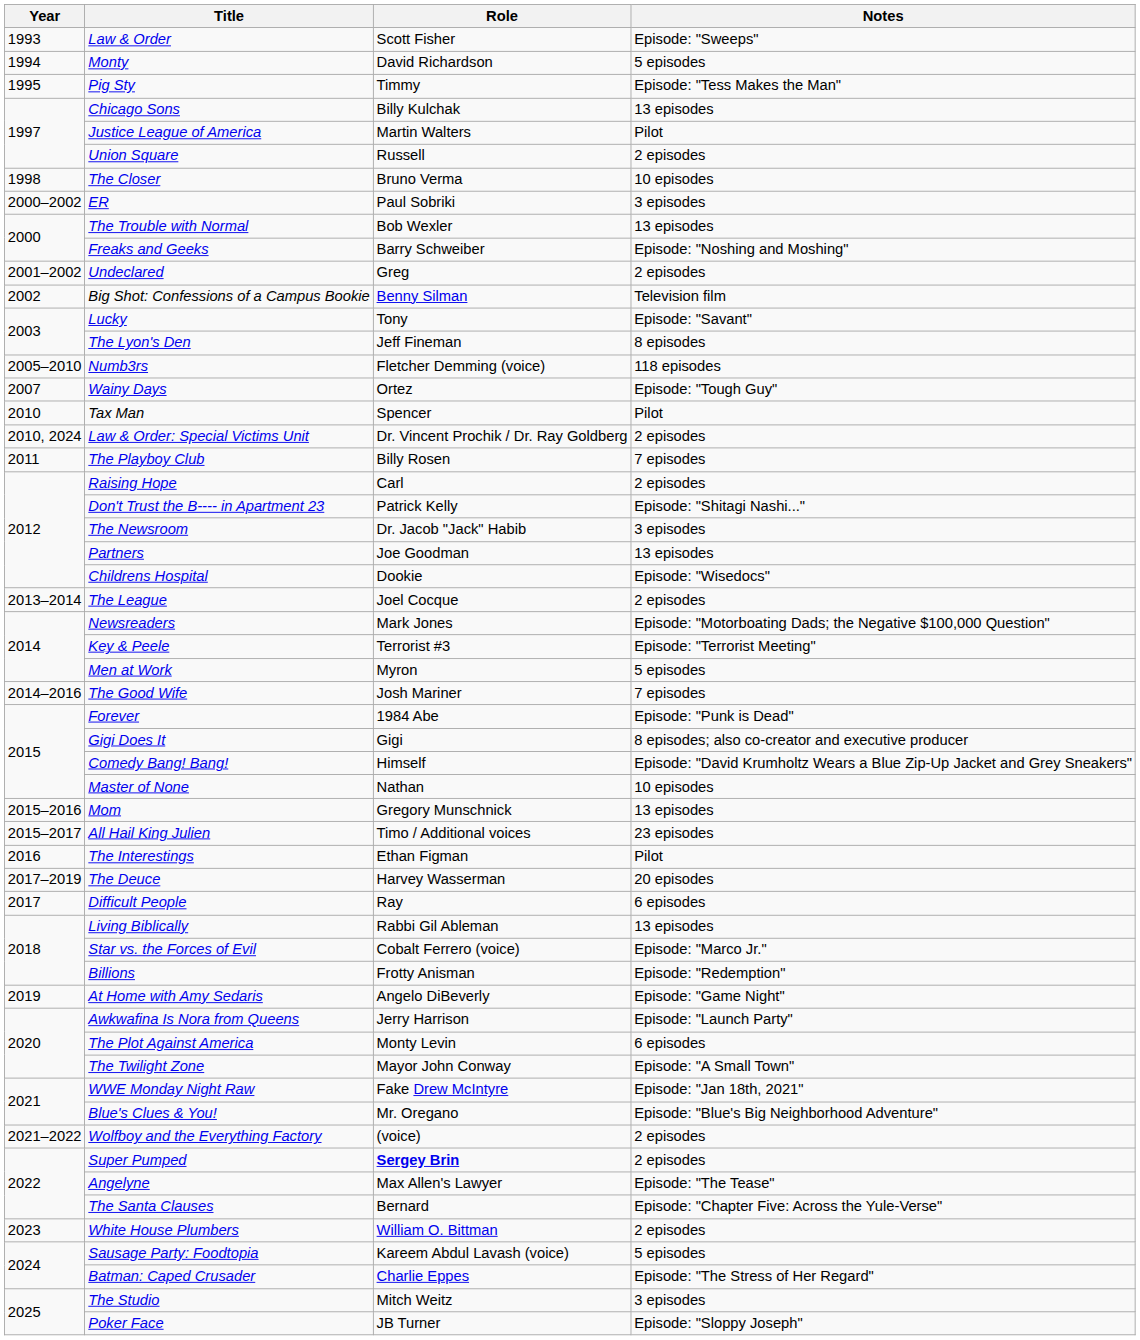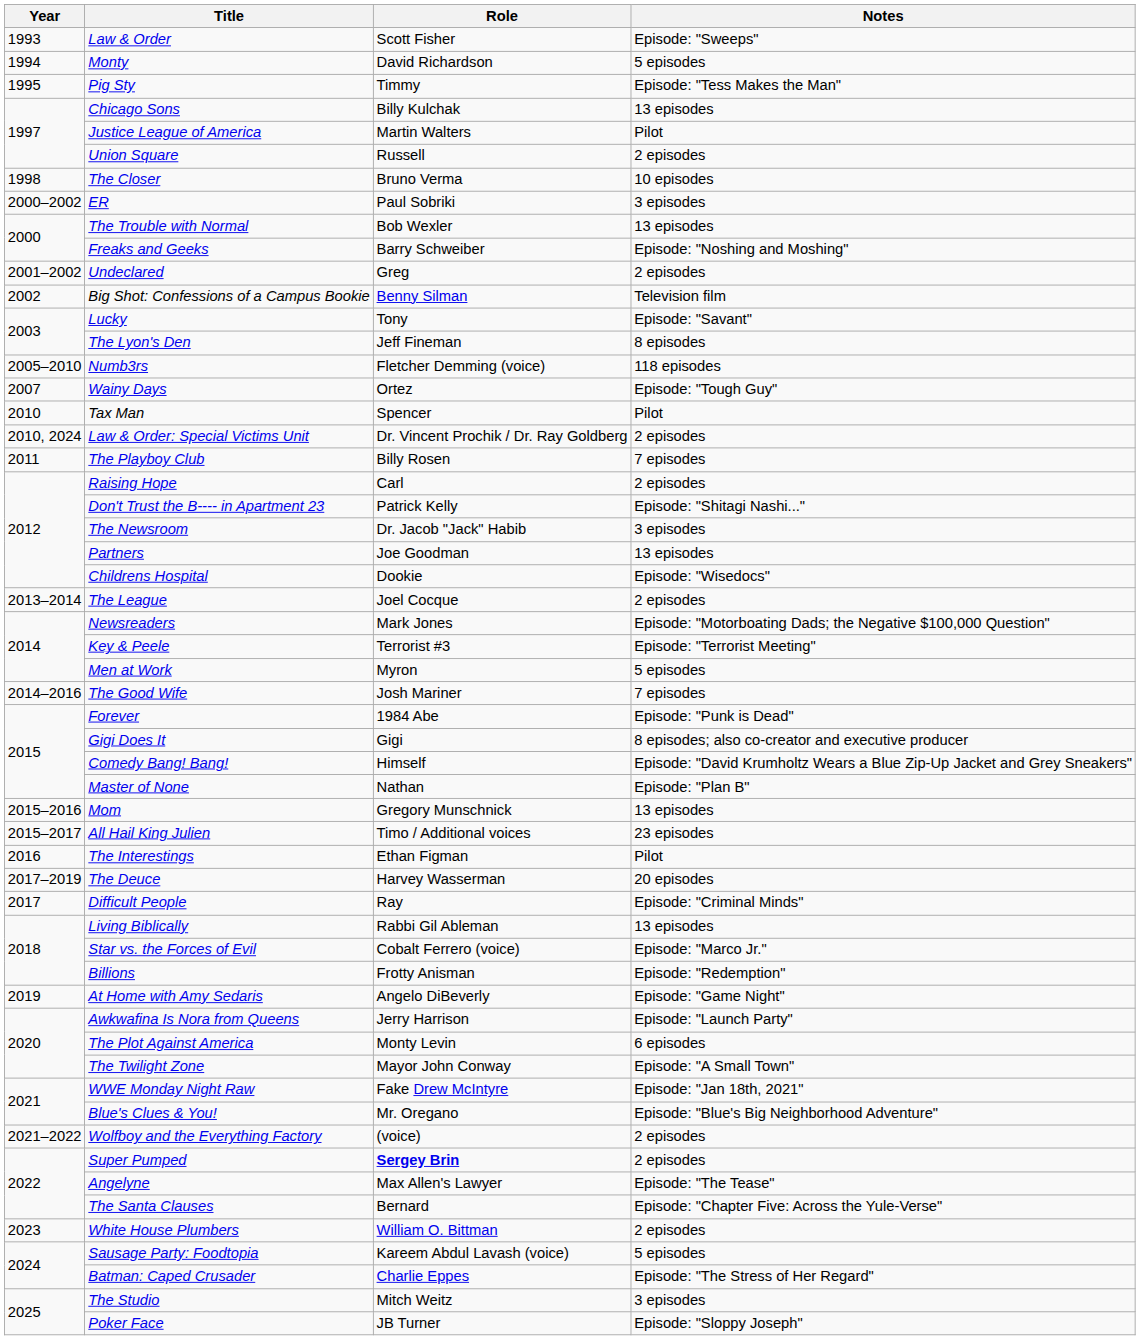(674, 786) 10 episodes -> (692, 786) Episode: "Plan B"
(670, 903) 6 episodes -> (719, 903) Episode: "Criminal Minds"
